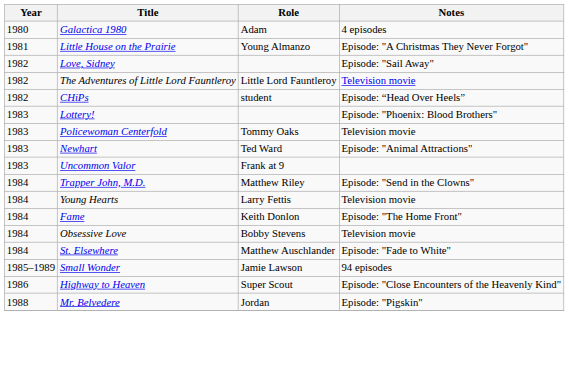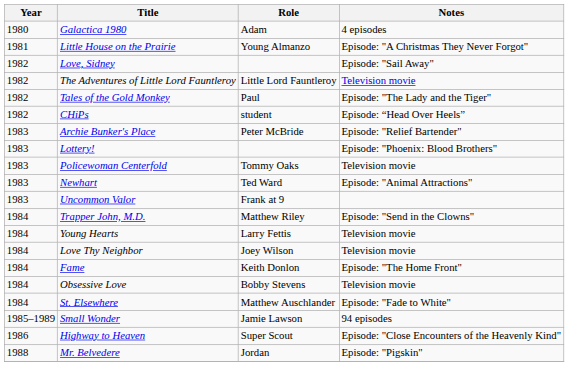+ row: (115, 98)
+ row: (108, 132)
+ row: (101, 251)
